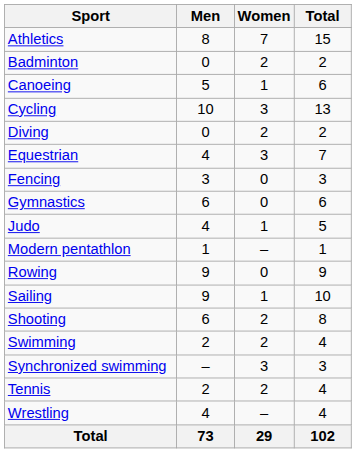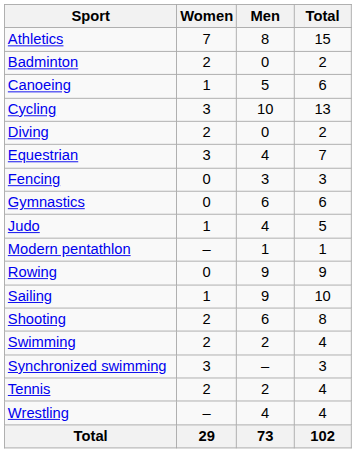columns swapped: (206, 16) <-> (264, 16)
